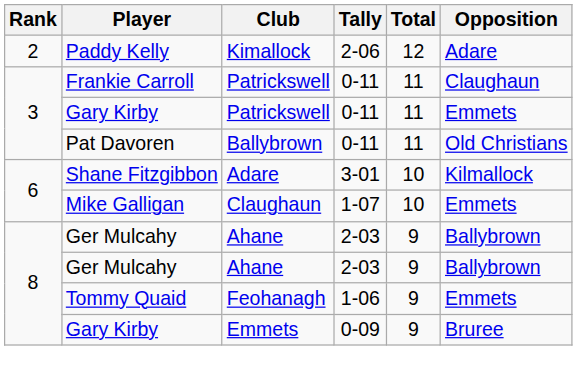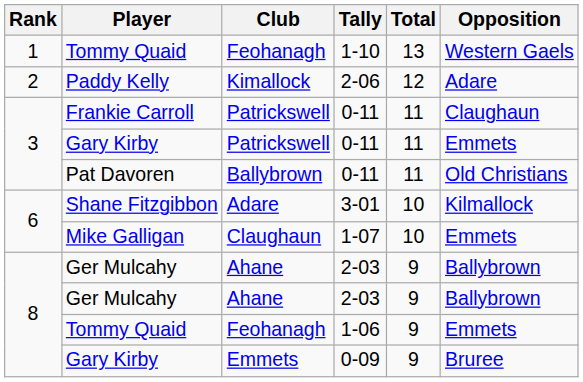+ row: (126, 50)
